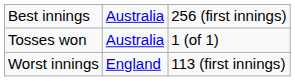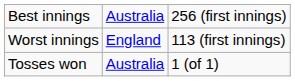rows swapped: (53, 64) <-> (47, 40)
